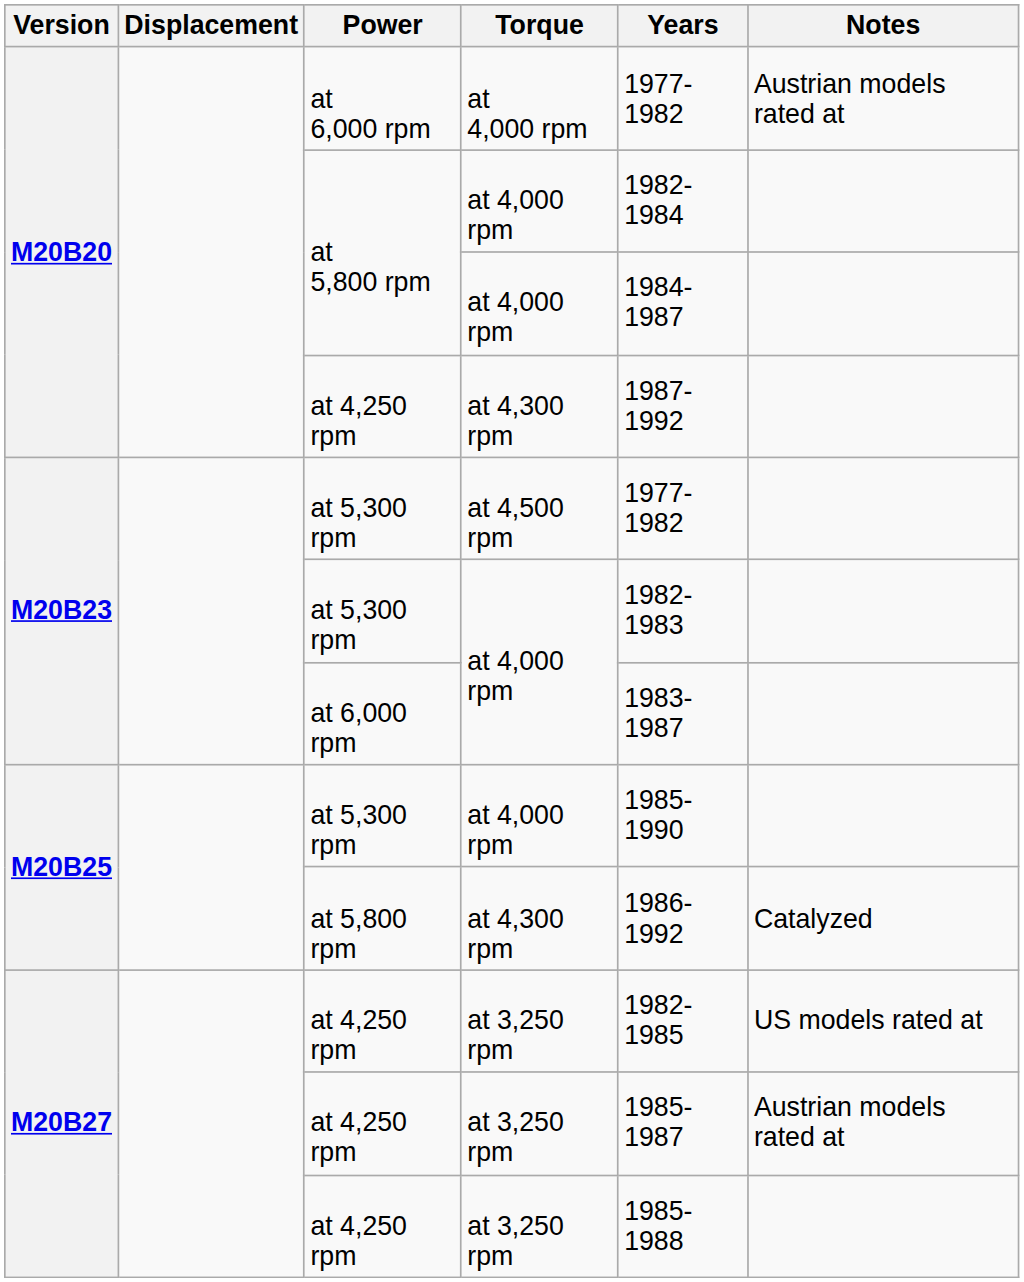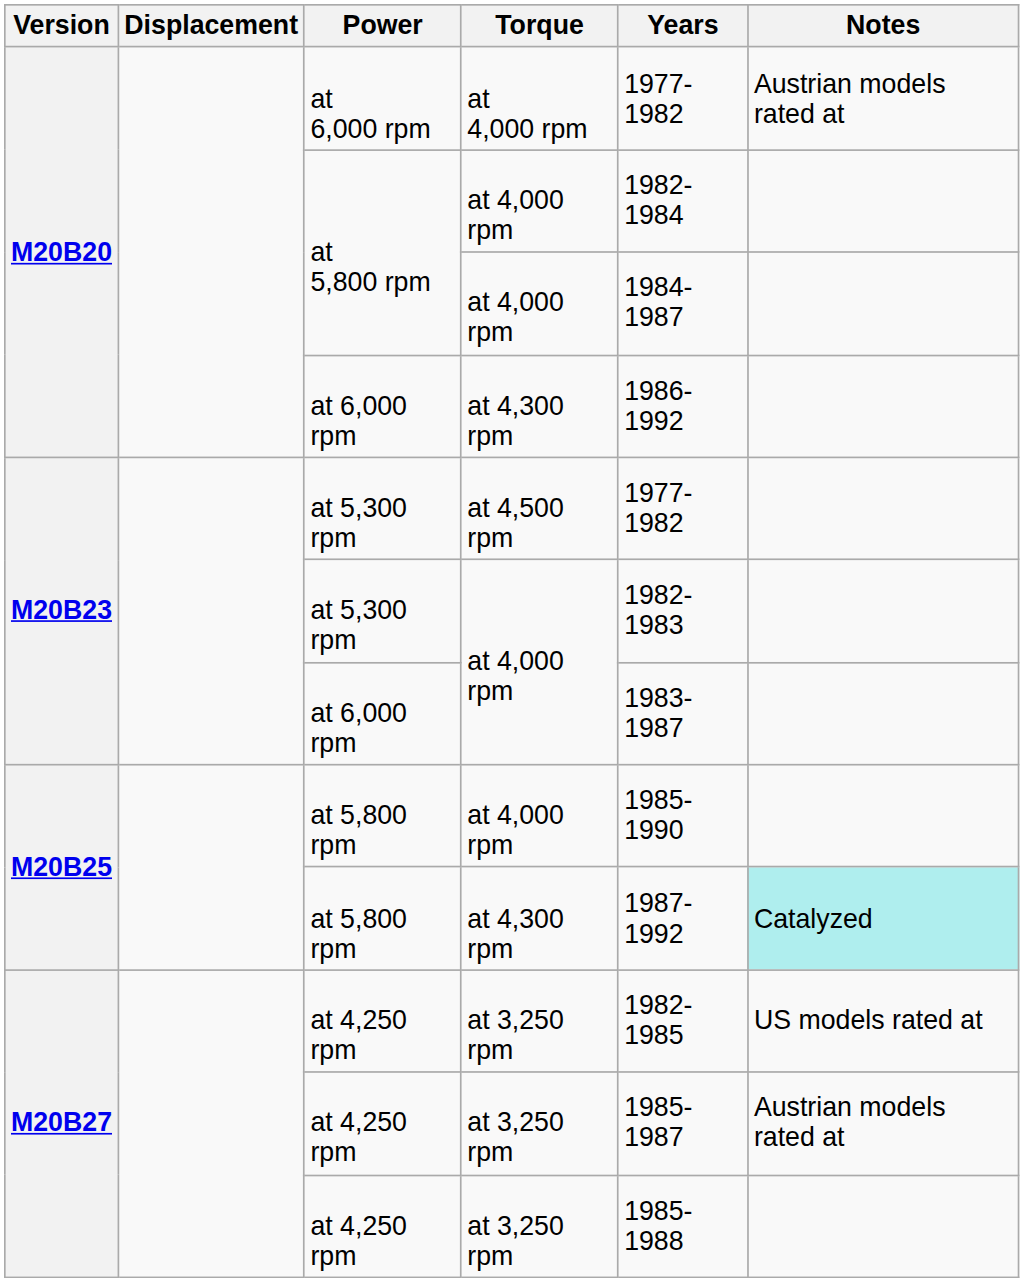(359, 420) at 4,250 rpm -> (359, 420) at 6,000 rpm
(658, 405) 1987-1992 -> (658, 405) 1986-1992
(359, 830) at 5,300 rpm -> (359, 830) at 5,800 rpm
(658, 918) 1986-1992 -> (658, 918) 1987-1992
(813, 918) no background -> (813, 918) paleturquoise background
